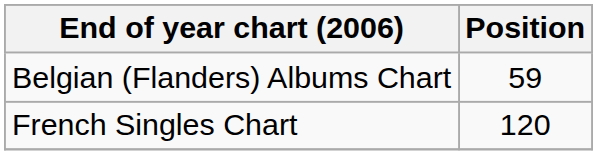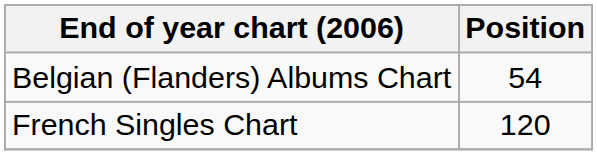(525, 76) 59 -> (525, 76) 54
